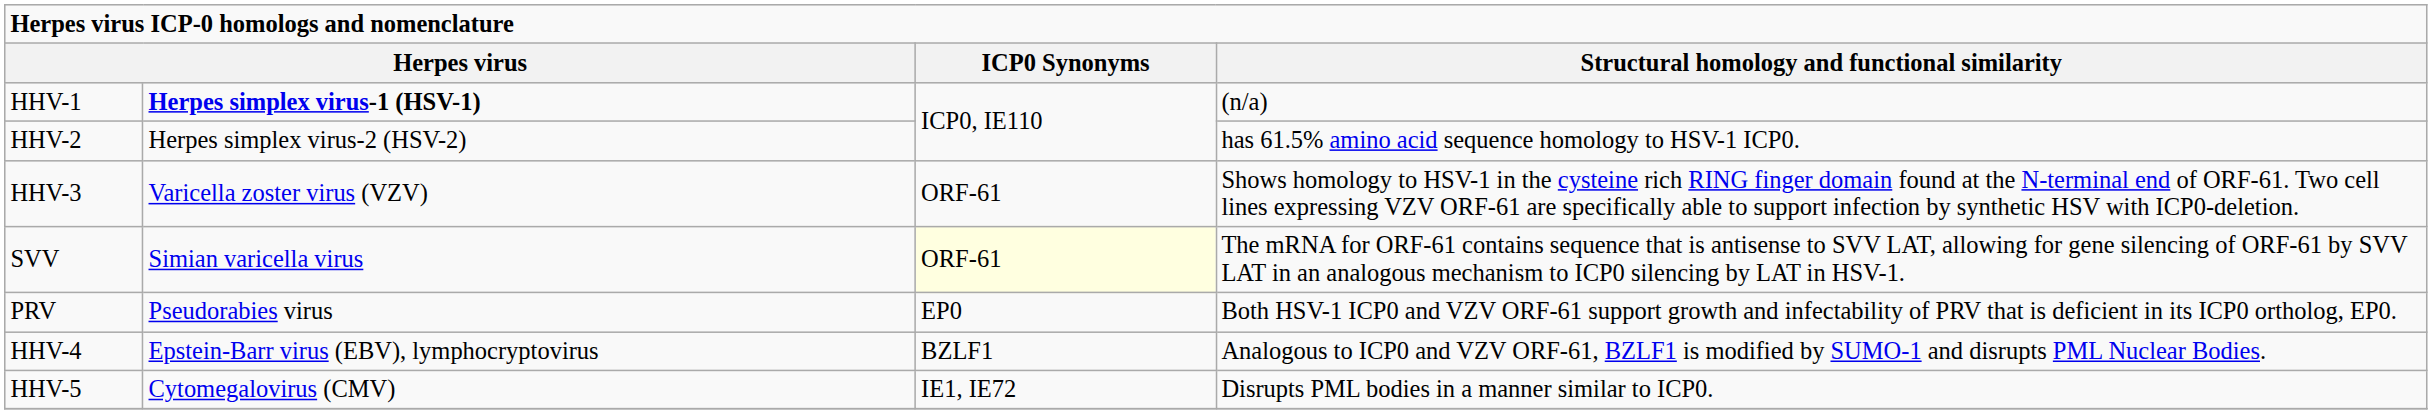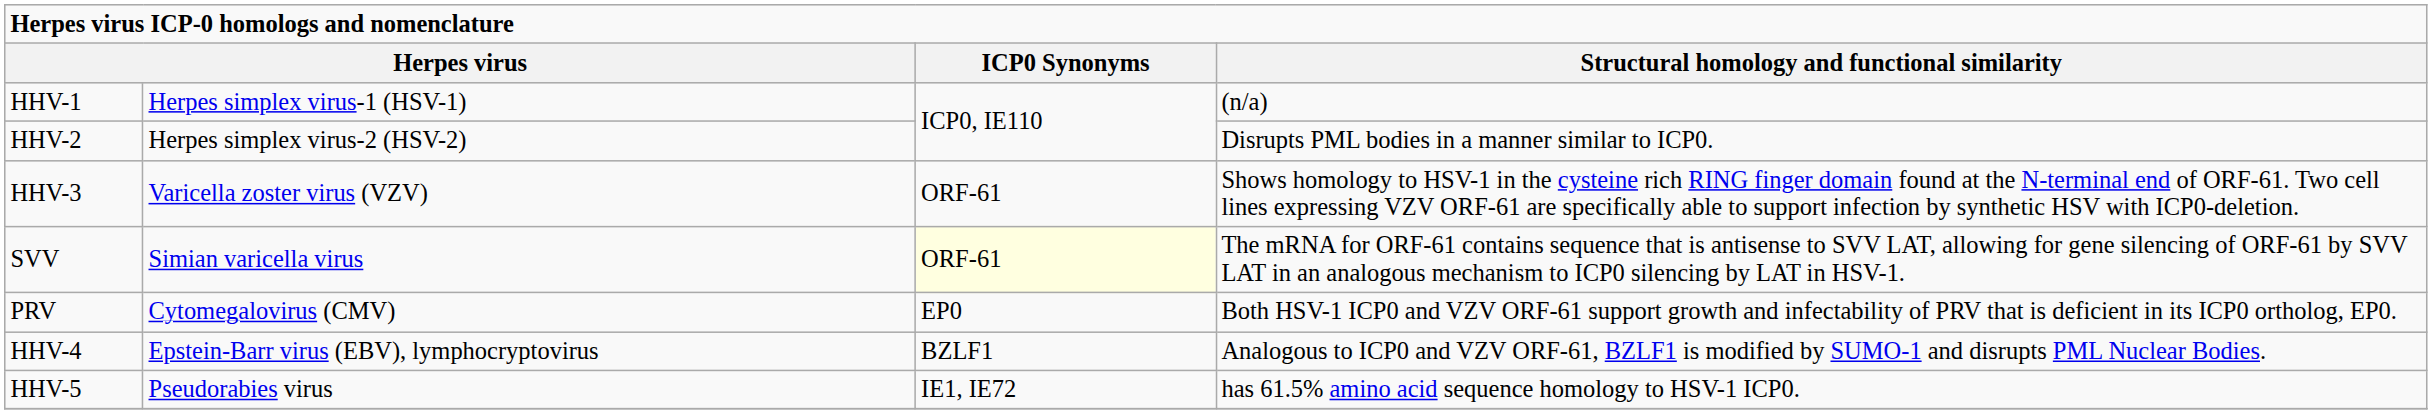(315, 101) bold -> (308, 101) normal
(1511, 140) has 61.5% amino acid sequence homology to HSV-1 ICP0. -> (1467, 140) Disrupts PML bodies in a manner similar to ICP0.
(241, 311) Pseudorabies virus -> (272, 311) Cytomegalovirus (CMV)
(272, 389) Cytomegalovirus (CMV) -> (241, 389) Pseudorabies virus
(1467, 389) Disrupts PML bodies in a manner similar to ICP0. -> (1511, 389) has 61.5% amino acid sequence homology to HSV-1 ICP0.
